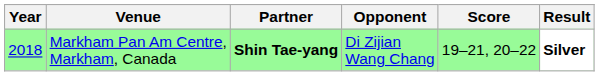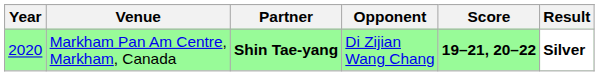(25, 50) 2018 -> (25, 50) 2020
(489, 50) normal -> (489, 50) bold
